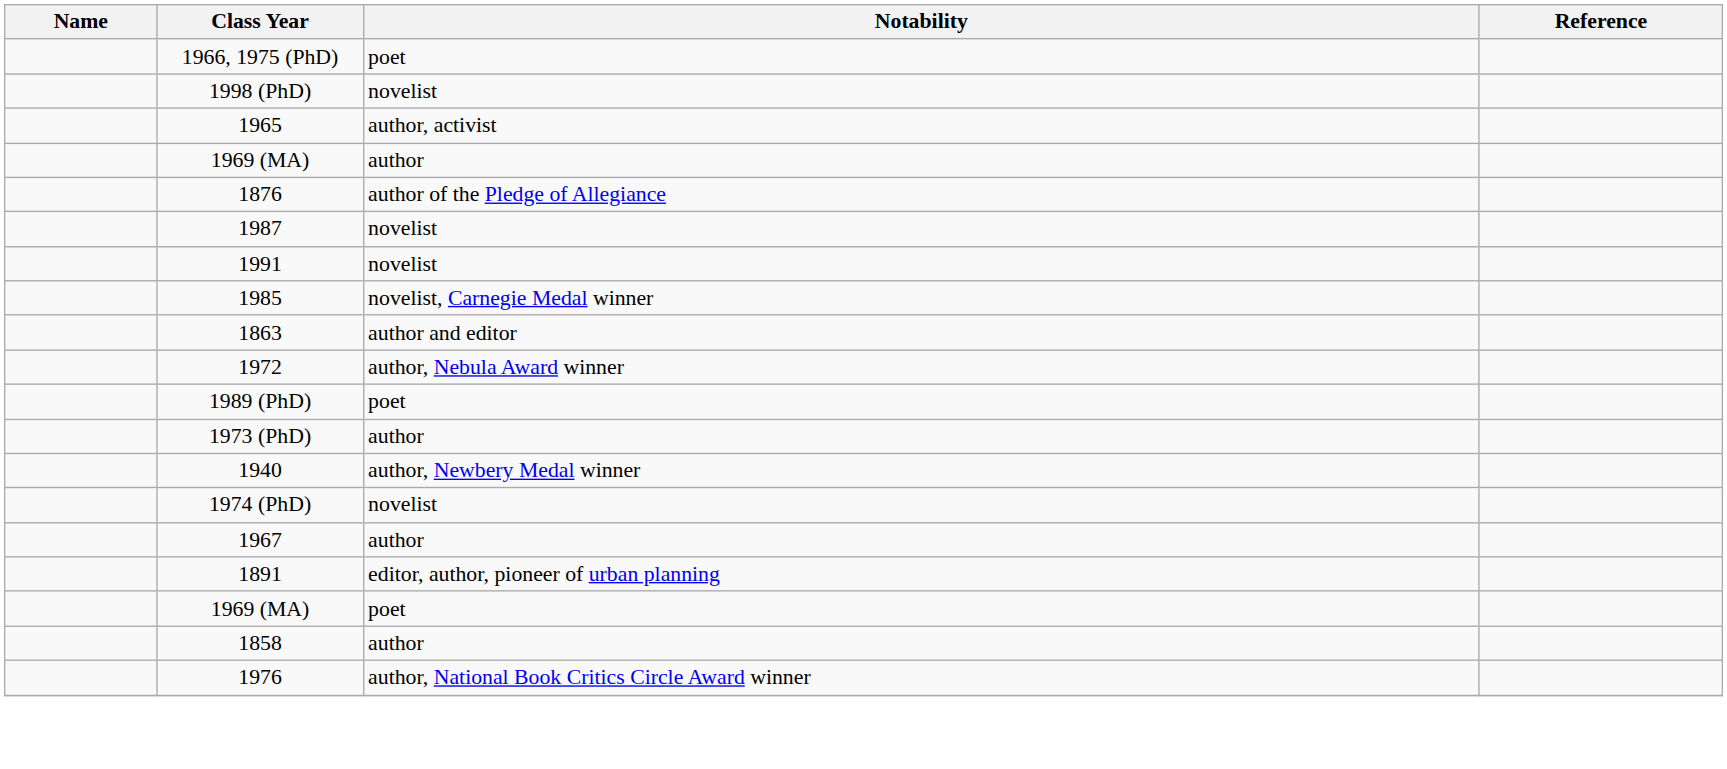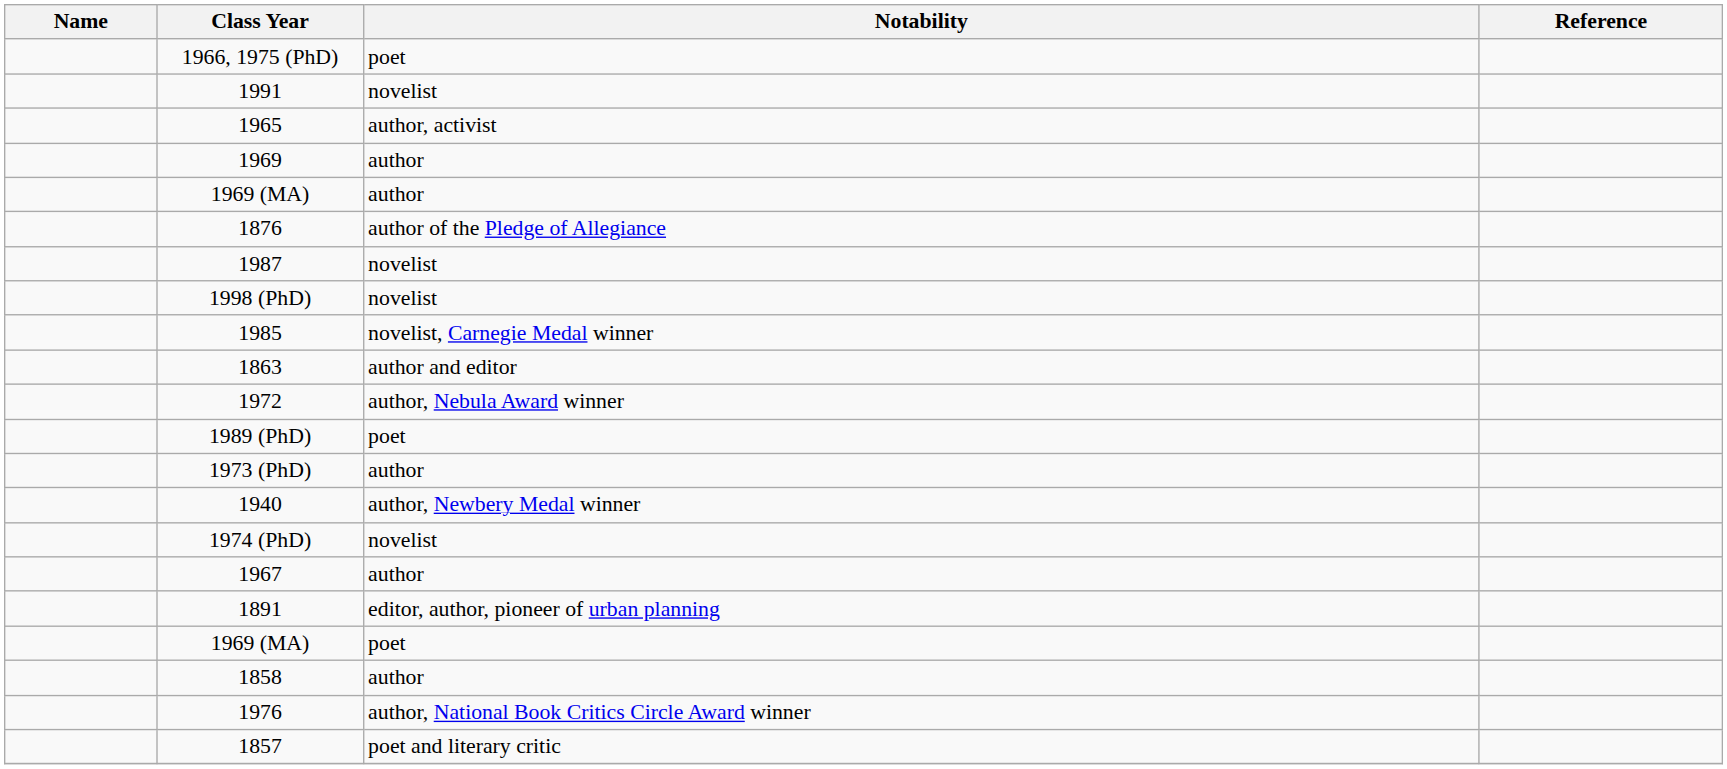rows swapped: (260, 263) <-> (260, 90)
+ row: (260, 159)
+ row: (260, 746)
